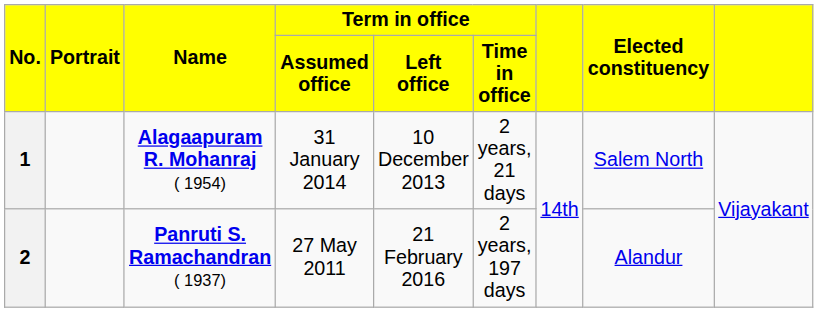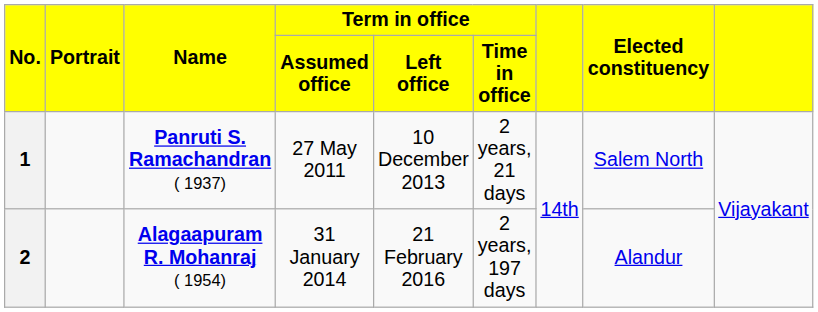(200, 160) Alagaapuram R. Mohanraj ( 1954) -> (200, 160) Panruti S. Ramachandran ( 1937)
(325, 160) 31 January 2014 -> (325, 160) 27 May 2011
(200, 257) Panruti S. Ramachandran ( 1937) -> (200, 257) Alagaapuram R. Mohanraj ( 1954)
(325, 257) 27 May 2011 -> (325, 257) 31 January 2014
